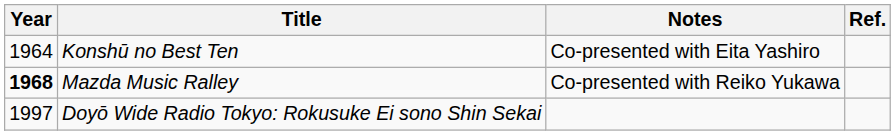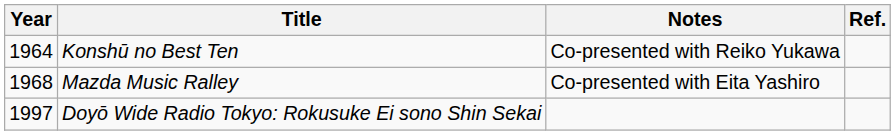(685, 51) Co-presented with Eita Yashiro -> (695, 51) Co-presented with Reiko Yukawa
(31, 82) bold -> (31, 82) normal
(695, 82) Co-presented with Reiko Yukawa -> (685, 82) Co-presented with Eita Yashiro
